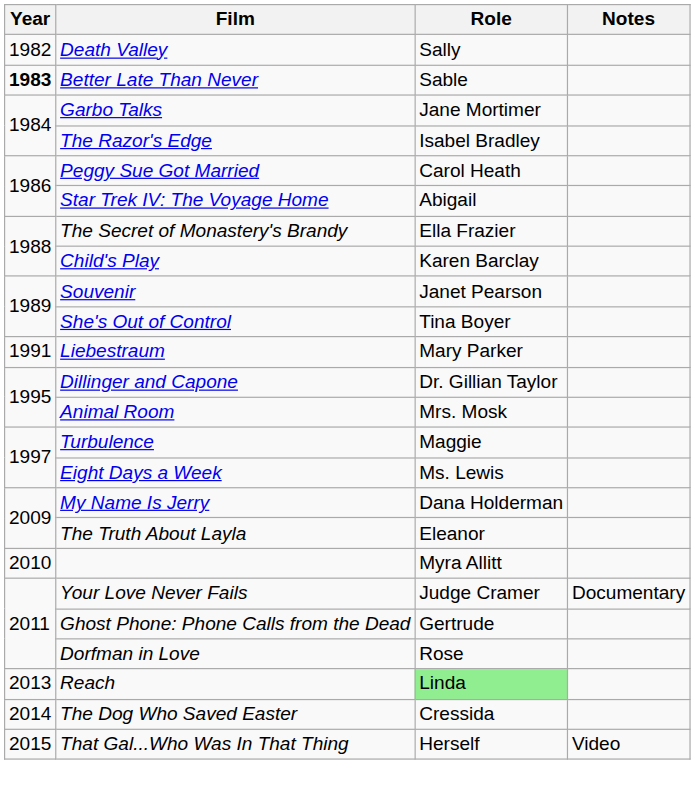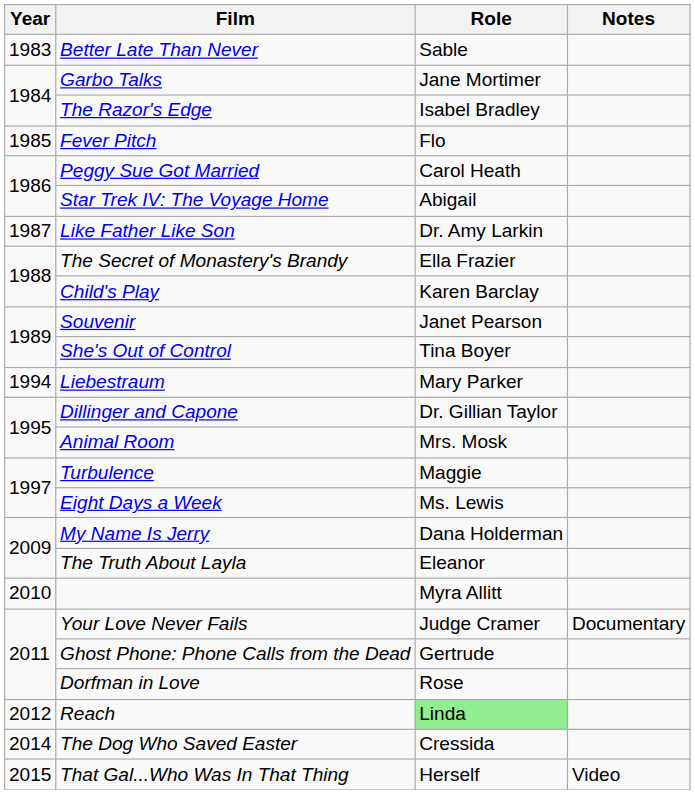- row: (114, 49)
(30, 79) bold -> (30, 49) normal
+ row: (108, 140)
+ row: (147, 230)
(30, 351) 1991 -> (30, 381) 1994
(30, 683) 2013 -> (30, 714) 2012
